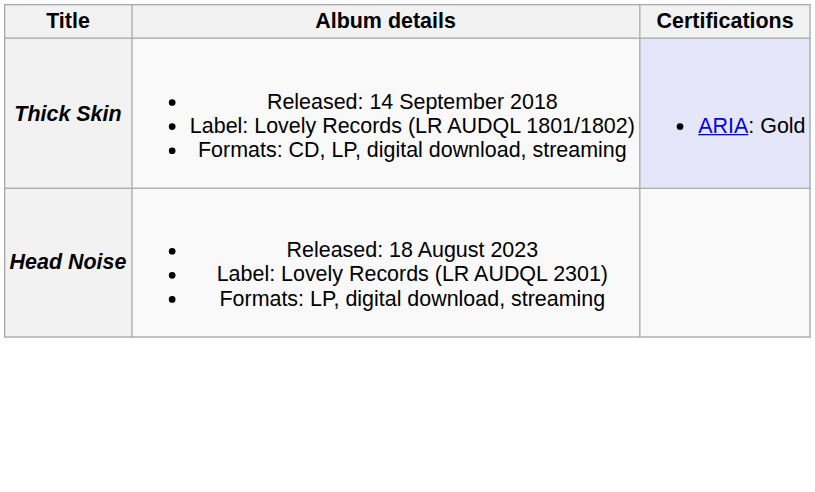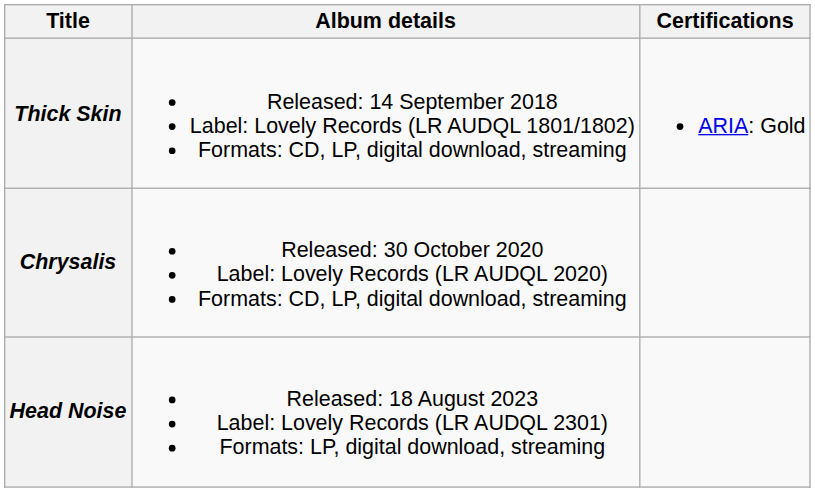(725, 125) lavender background -> (725, 125) no background
+ row: (68, 262)
